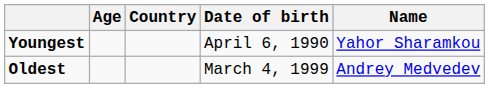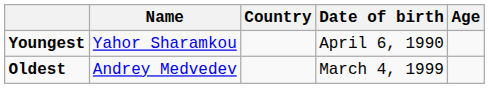columns swapped: (408, 18) <-> (107, 18)
